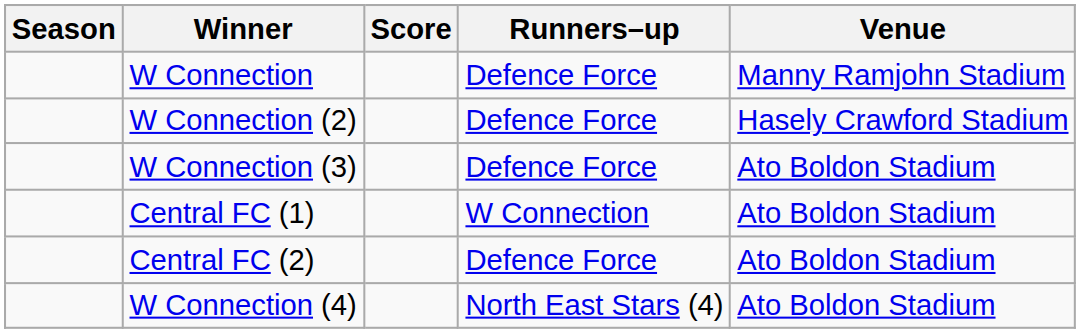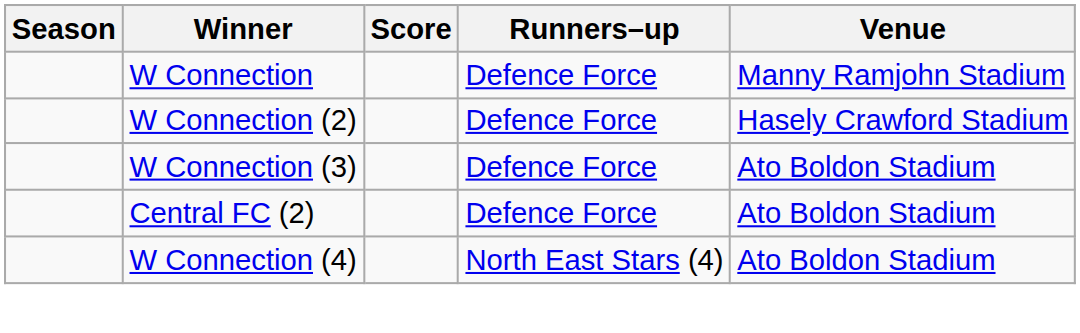- row: (222, 213)
